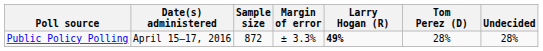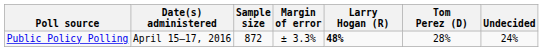(335, 39) 49% -> (335, 39) 48%
(509, 39) 28% -> (509, 39) 24%
